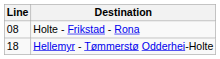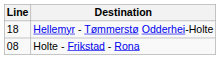rows swapped: (86, 29) <-> (123, 46)
